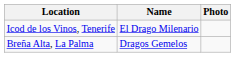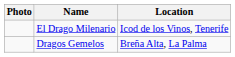columns swapped: (216, 12) <-> (61, 12)
